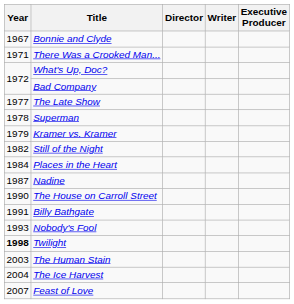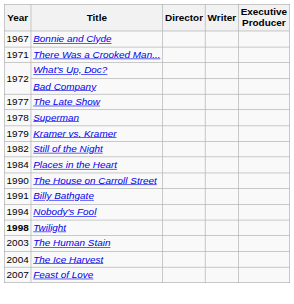- row: (49, 180)
(18, 228) 1993 -> (18, 212) 1994
